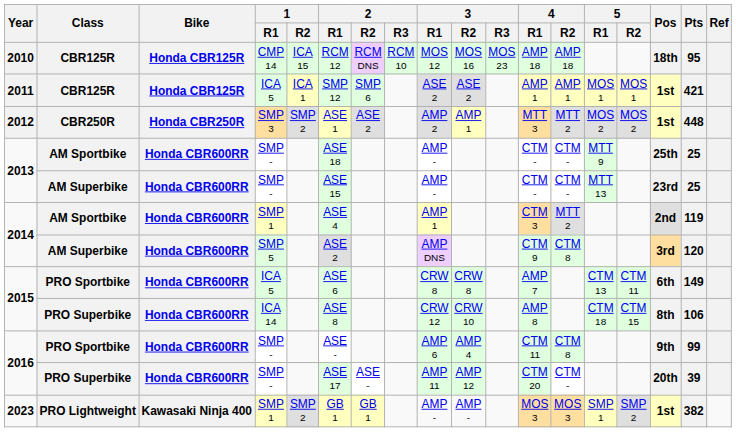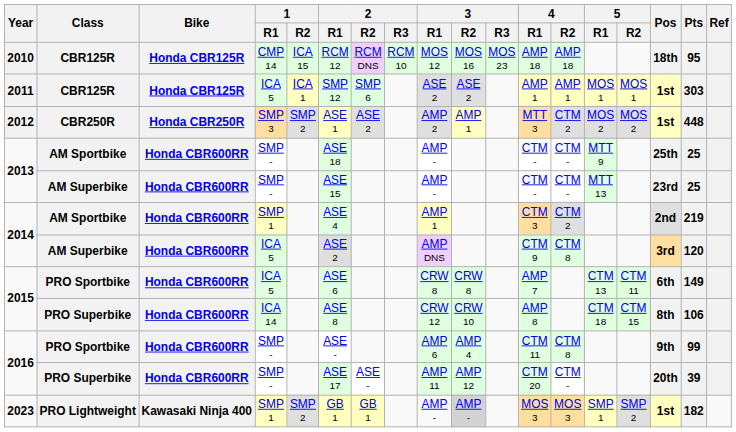(694, 90) 421 -> (694, 90) 303
(568, 121) MTT 2 -> (568, 121) CTM 2
(568, 218) MTT 2 -> (568, 218) CTM 2
(694, 218) 119 -> (694, 218) 219
(271, 250) SMP 5 -> (271, 250) ICA 5
(468, 410) no background -> (468, 410) lightgrey background
(694, 411) 382 -> (694, 411) 182
